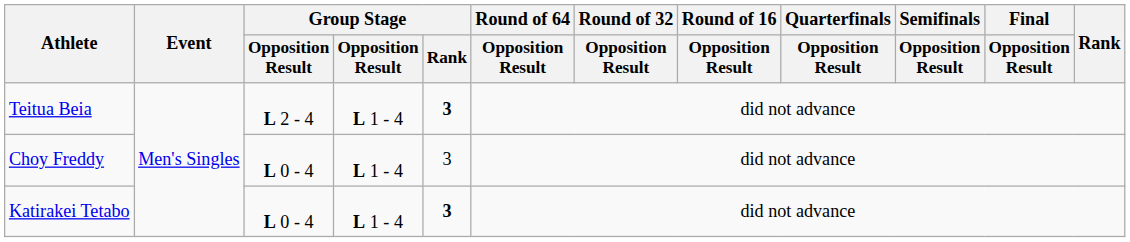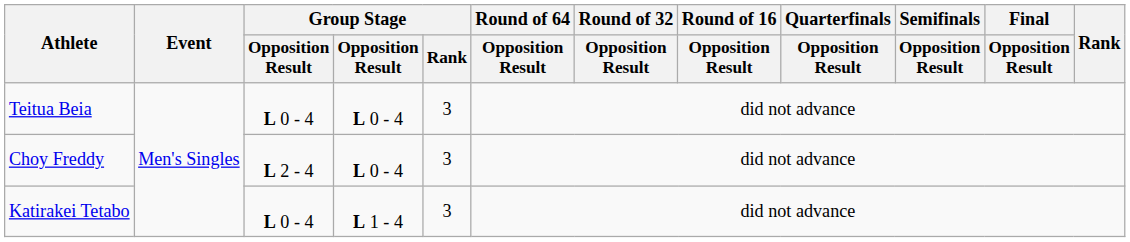(289, 119) L 2 - 4 -> (289, 119) L 0 - 4
(378, 119) L 1 - 4 -> (378, 119) L 0 - 4
(447, 108) bold -> (447, 108) normal
(289, 171) L 0 - 4 -> (289, 171) L 2 - 4
(378, 171) L 1 - 4 -> (378, 171) L 0 - 4
(447, 211) bold -> (447, 211) normal
